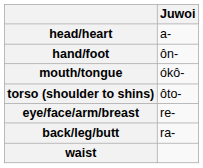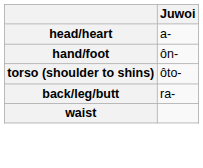- row: (81, 73)
- row: (81, 113)
